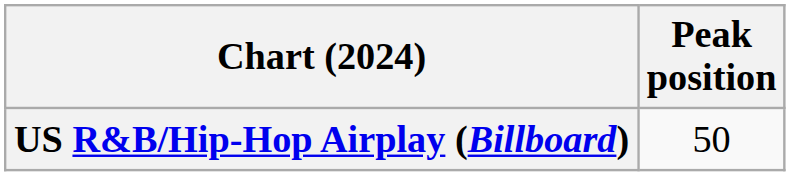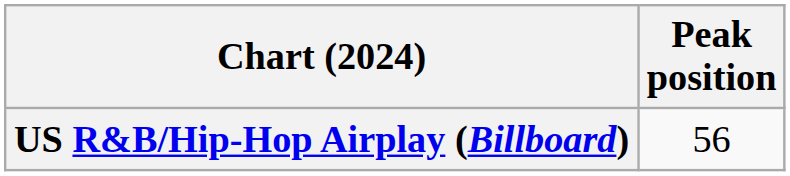(712, 138) 50 -> (712, 138) 56
